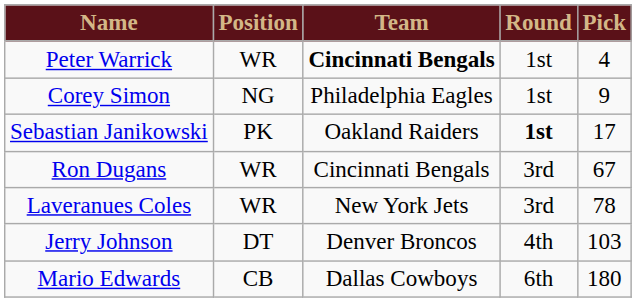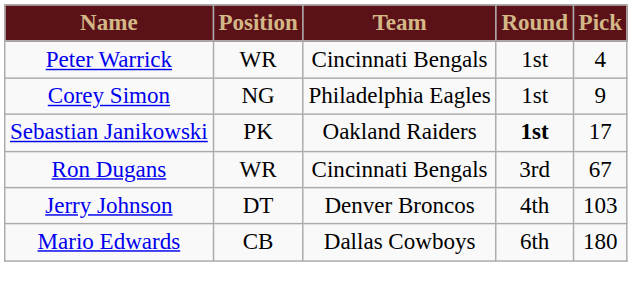(402, 59) bold -> (400, 59) normal
- row: (109, 205)
